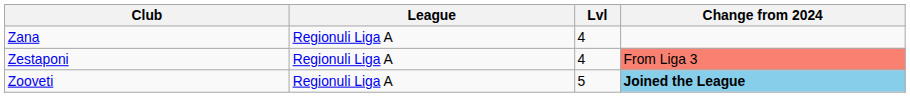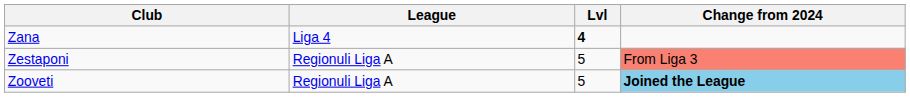(343, 37) Regionuli Liga A -> (312, 37) Liga 4
(581, 37) normal -> (581, 37) bold
(581, 59) 4 -> (581, 59) 5
